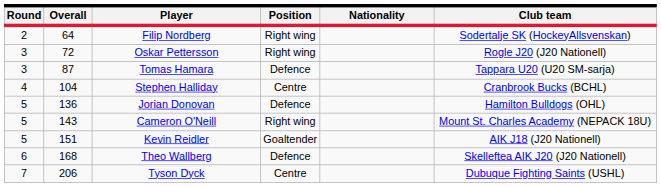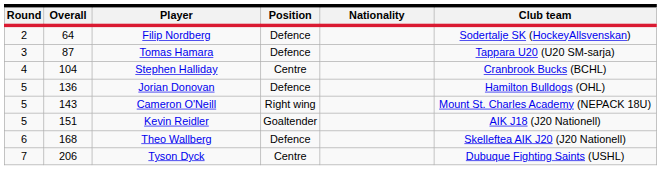(290, 35) Right wing -> (290, 35) Defence
- row: (176, 53)
